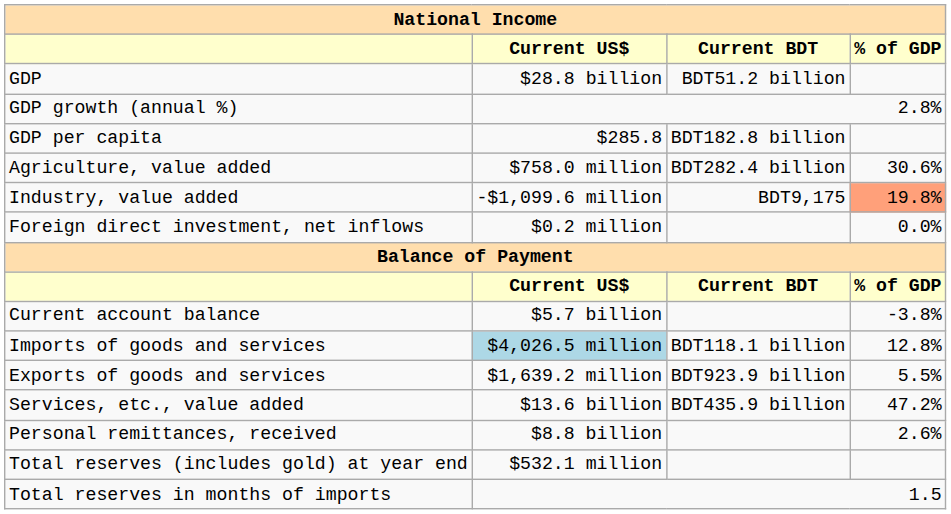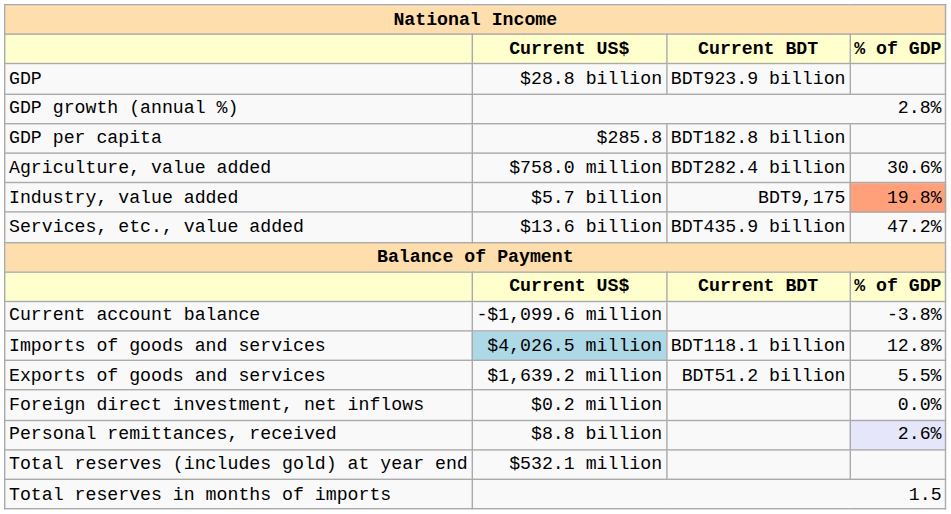(764, 79) BDT51.2 billion -> (758, 79) BDT923.9 billion
(569, 198) -$1,099.6 million -> (597, 198) $5.7 billion
rows swapped: (156, 405) <-> (217, 227)
(597, 316) $5.7 billion -> (569, 316) -$1,099.6 million
(758, 375) BDT923.9 billion -> (764, 375) BDT51.2 billion
(920, 435) no background -> (920, 435) lavender background
